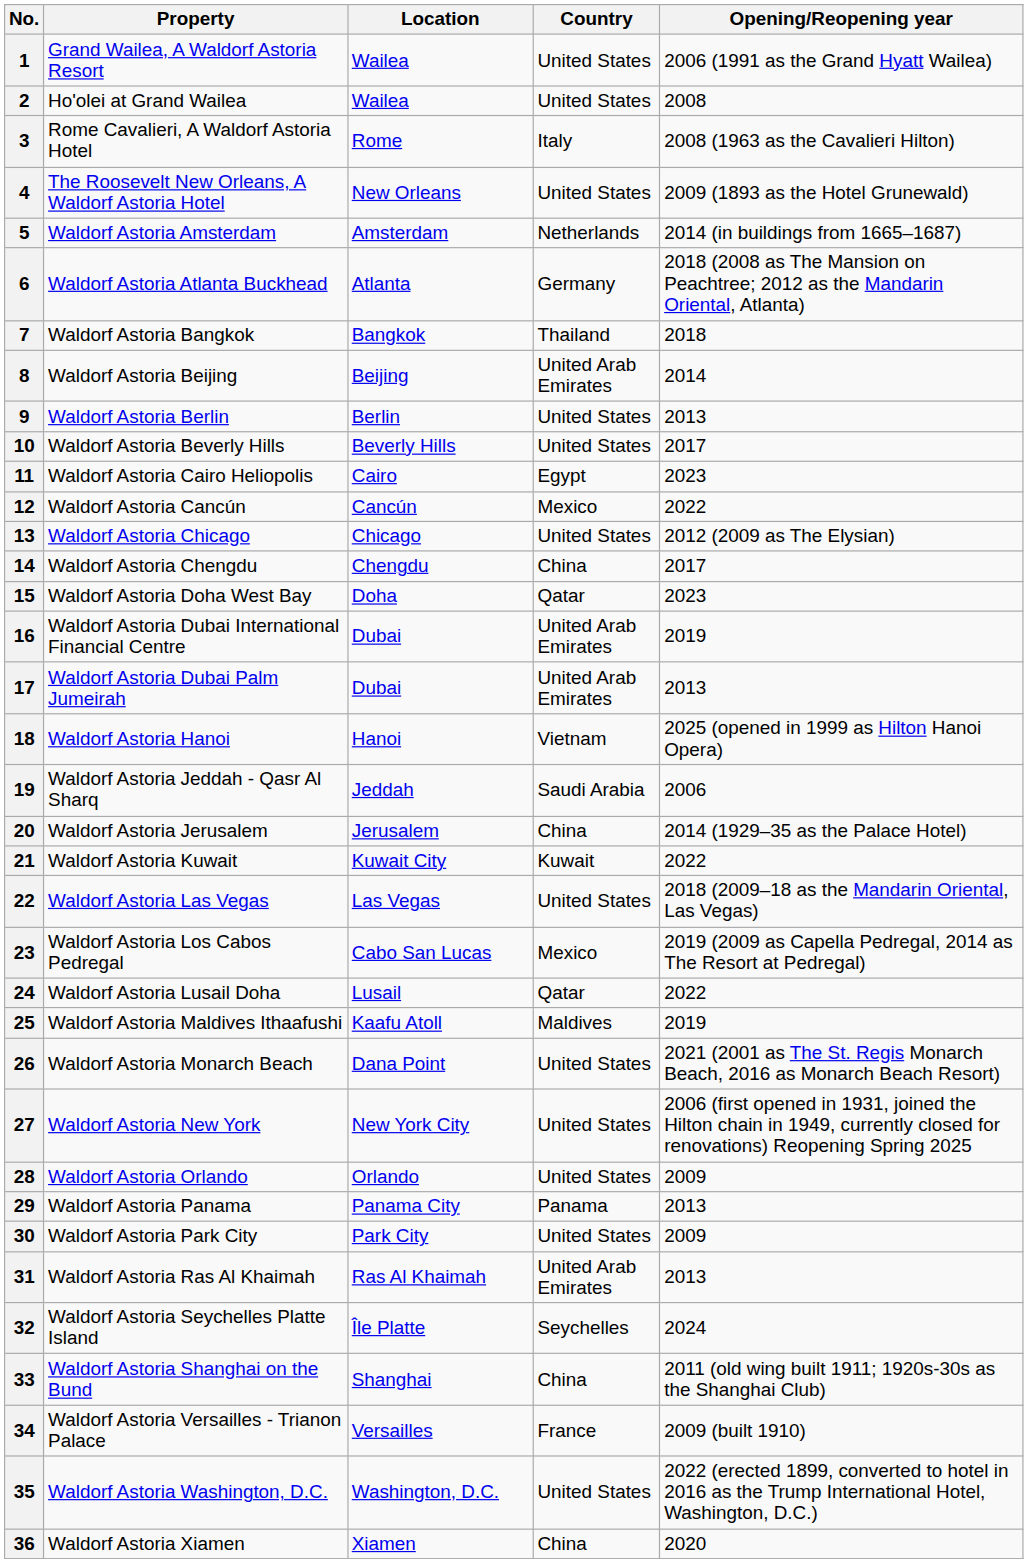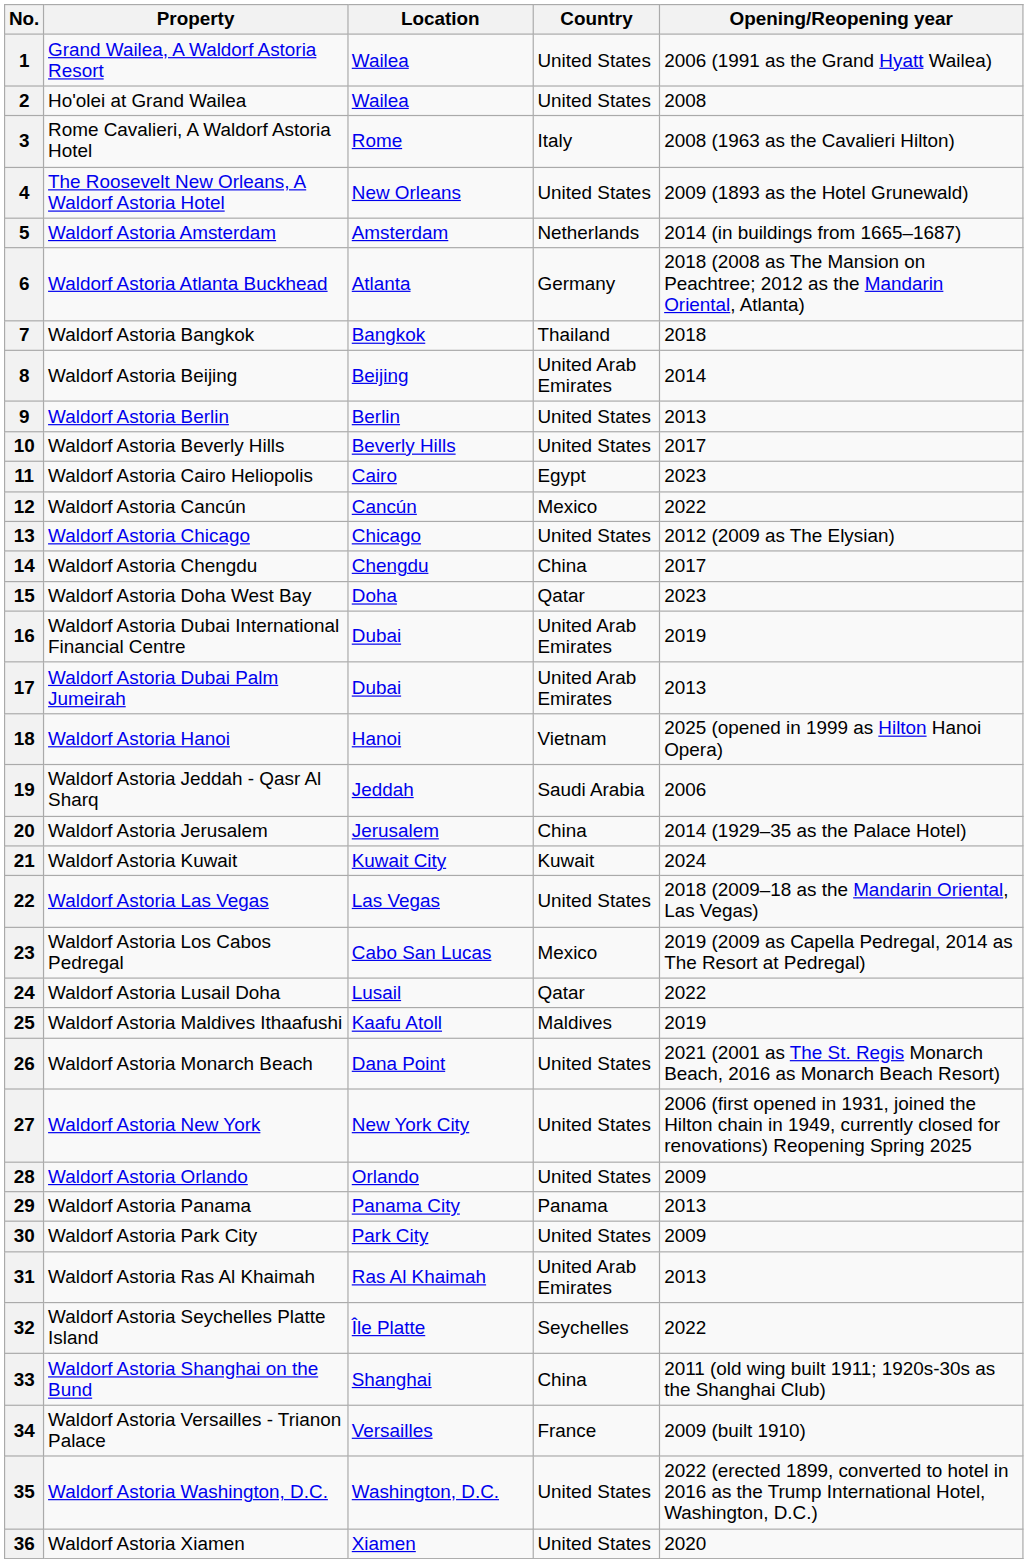(685, 860) 2022 -> (685, 860) 2024
(685, 1328) 2024 -> (685, 1328) 2022
(562, 1543) China -> (594, 1543) United States
